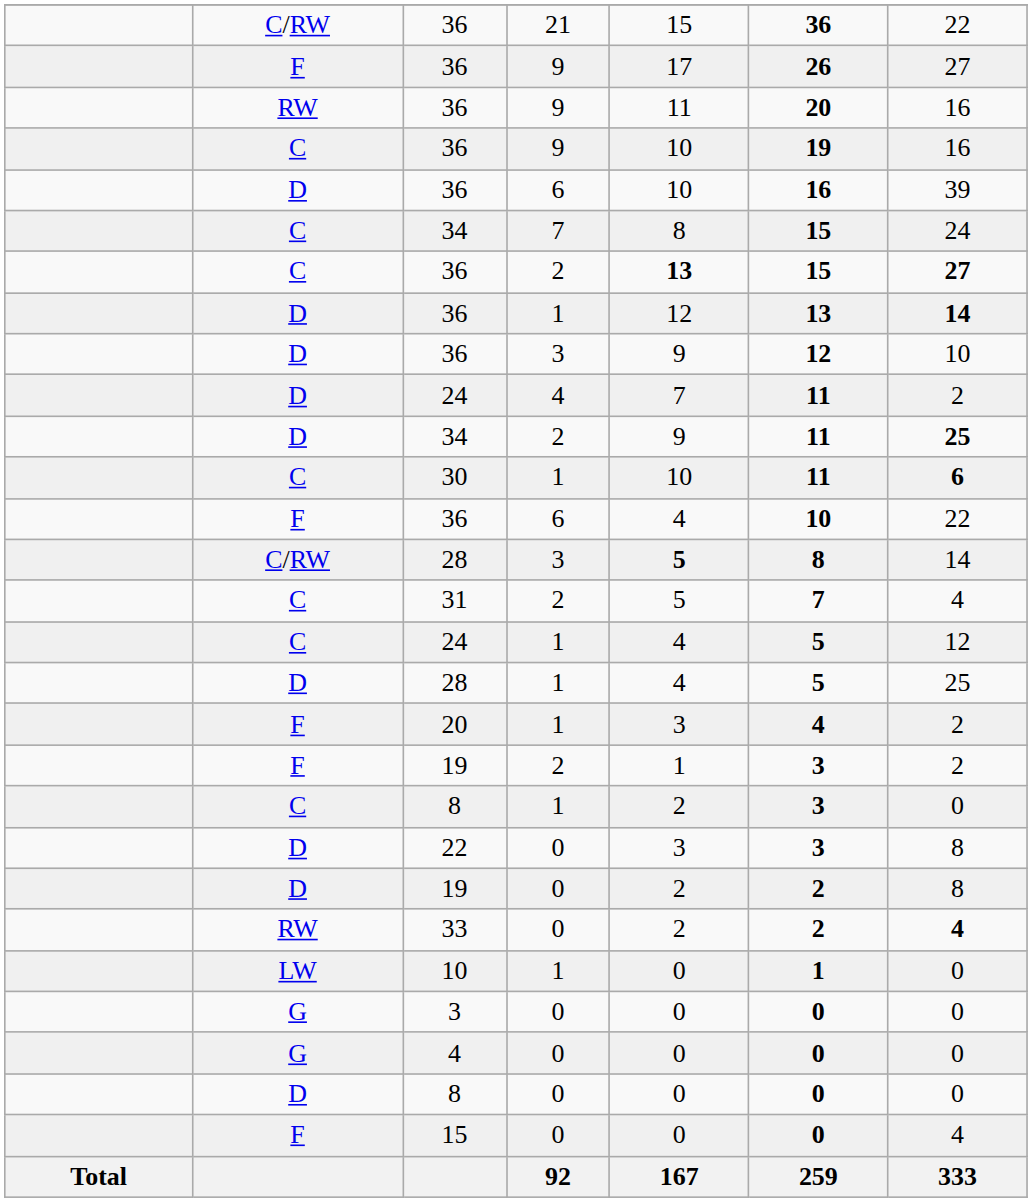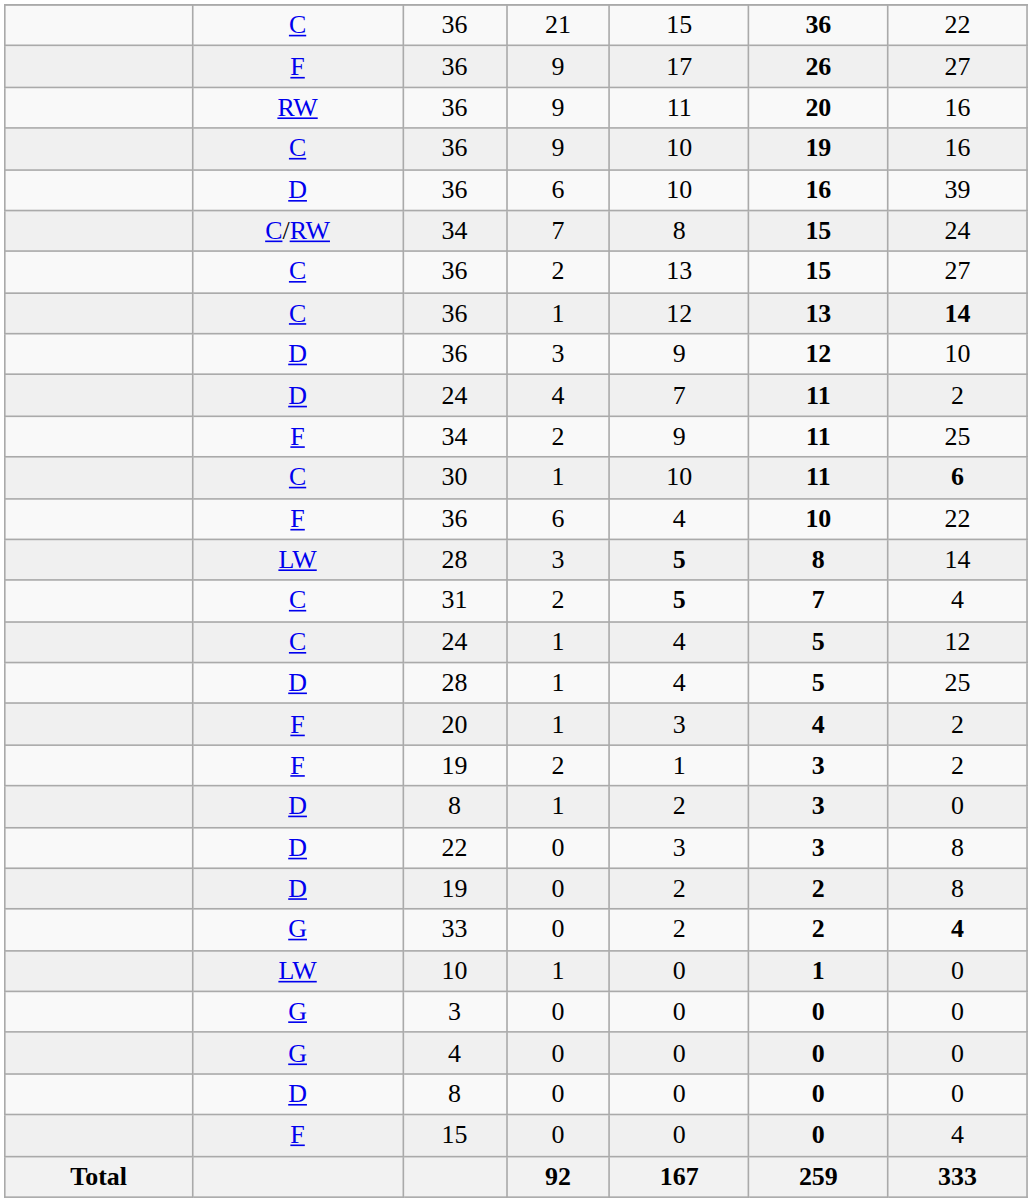(298, 25) C/RW -> (298, 25) C
(298, 230) C -> (298, 230) C/RW
(679, 271) bold -> (679, 271) normal
(957, 271) bold -> (957, 271) normal
(298, 312) D -> (298, 312) C
(298, 436) D -> (298, 436) F
(957, 436) bold -> (957, 436) normal
(298, 559) C/RW -> (298, 559) LW
(679, 600) normal -> (679, 600) bold
(298, 806) C -> (298, 806) D
(298, 929) RW -> (298, 929) G
